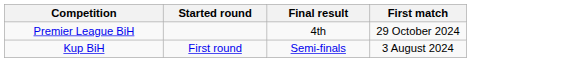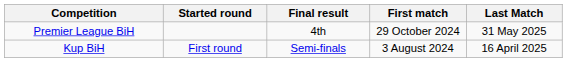+ column: (514, 13)
